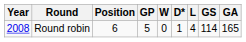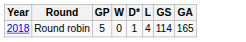- column: (115, 12)
(18, 28) 2008 -> (18, 28) 2018
